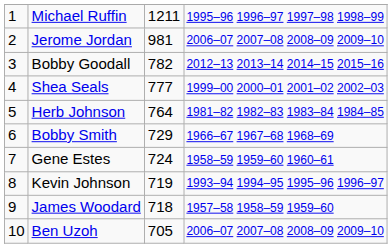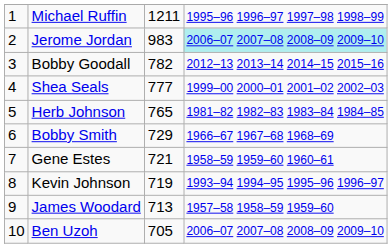(160, 40) 981 -> (160, 40) 983
(285, 40) no background -> (285, 40) paleturquoise background
(160, 111) 764 -> (160, 111) 765
(160, 159) 724 -> (160, 159) 721
(160, 207) 718 -> (160, 207) 713
